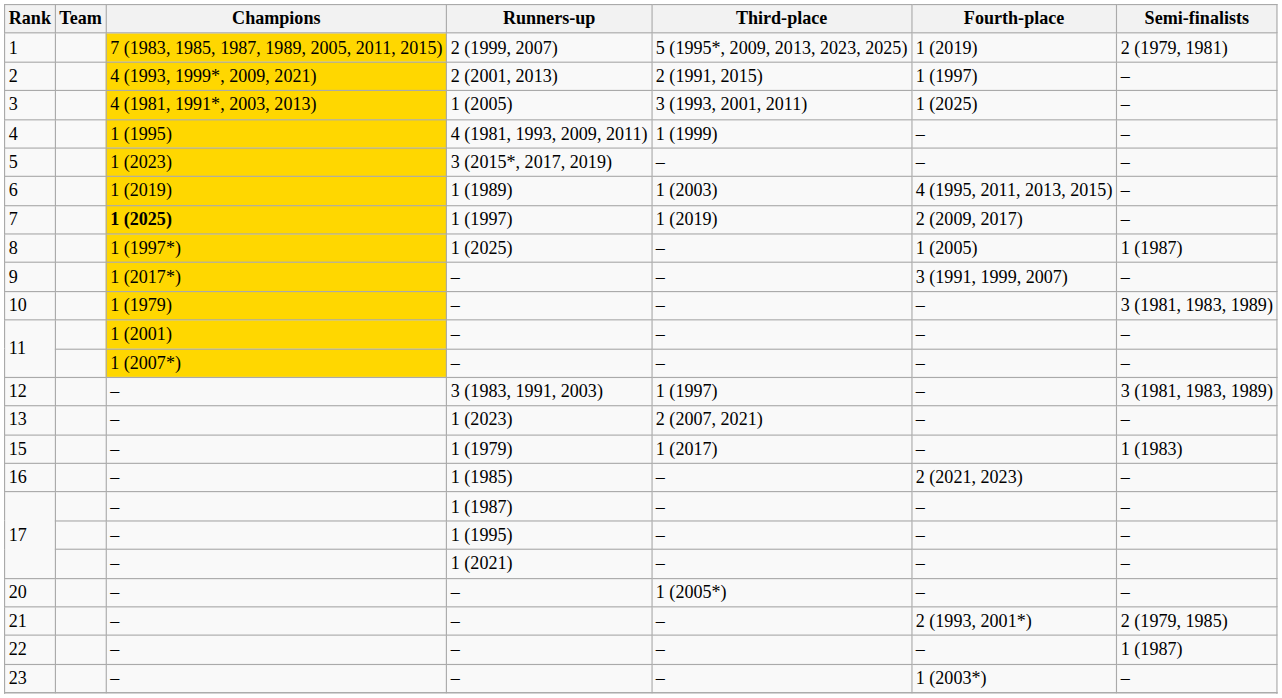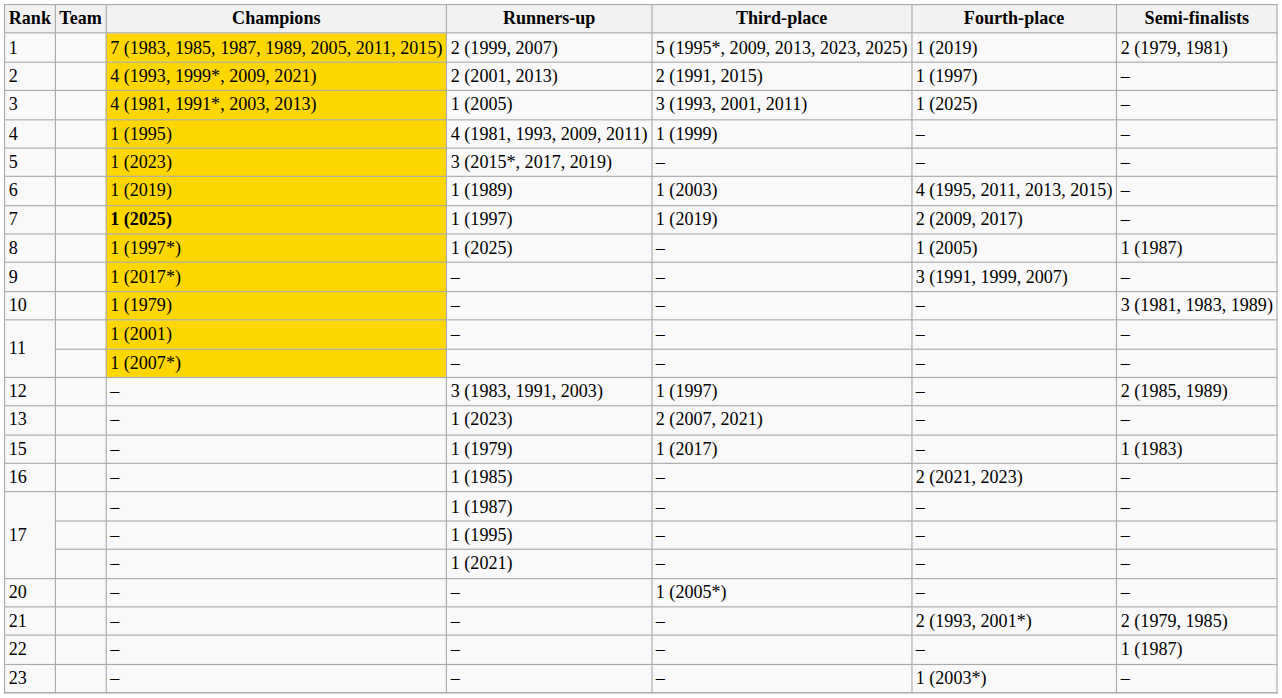(1197, 391) 3 (1981, 1983, 1989) -> (1174, 391) 2 (1985, 1989)
